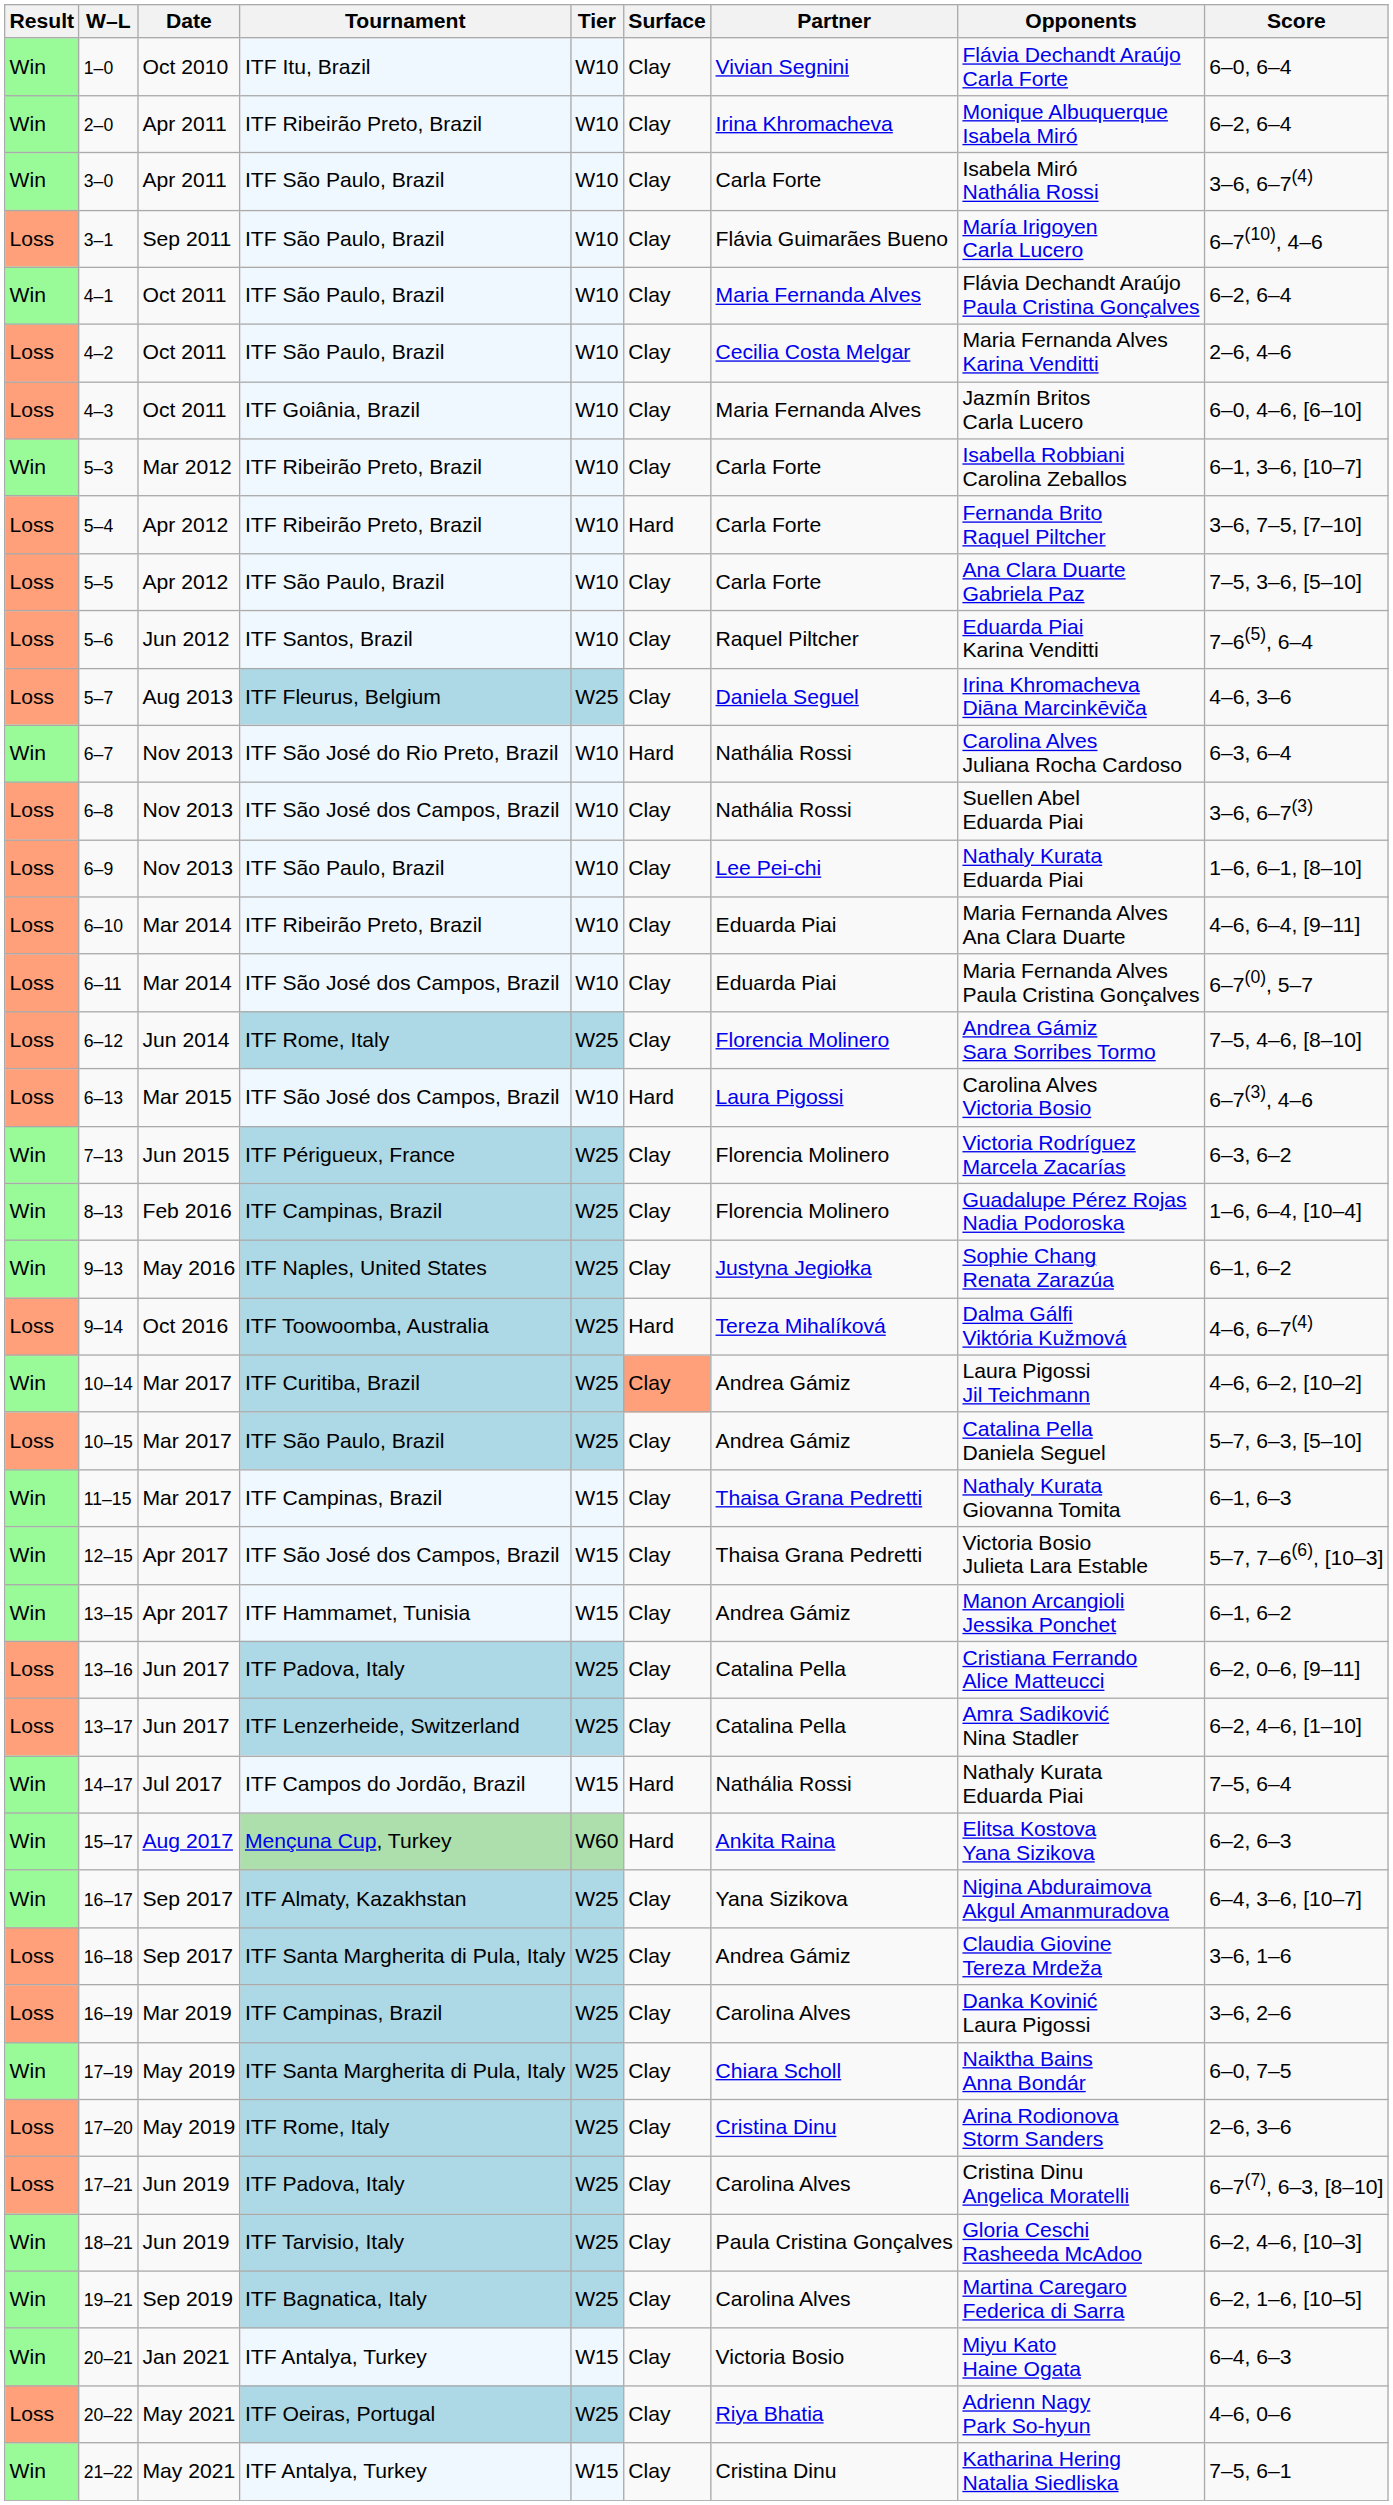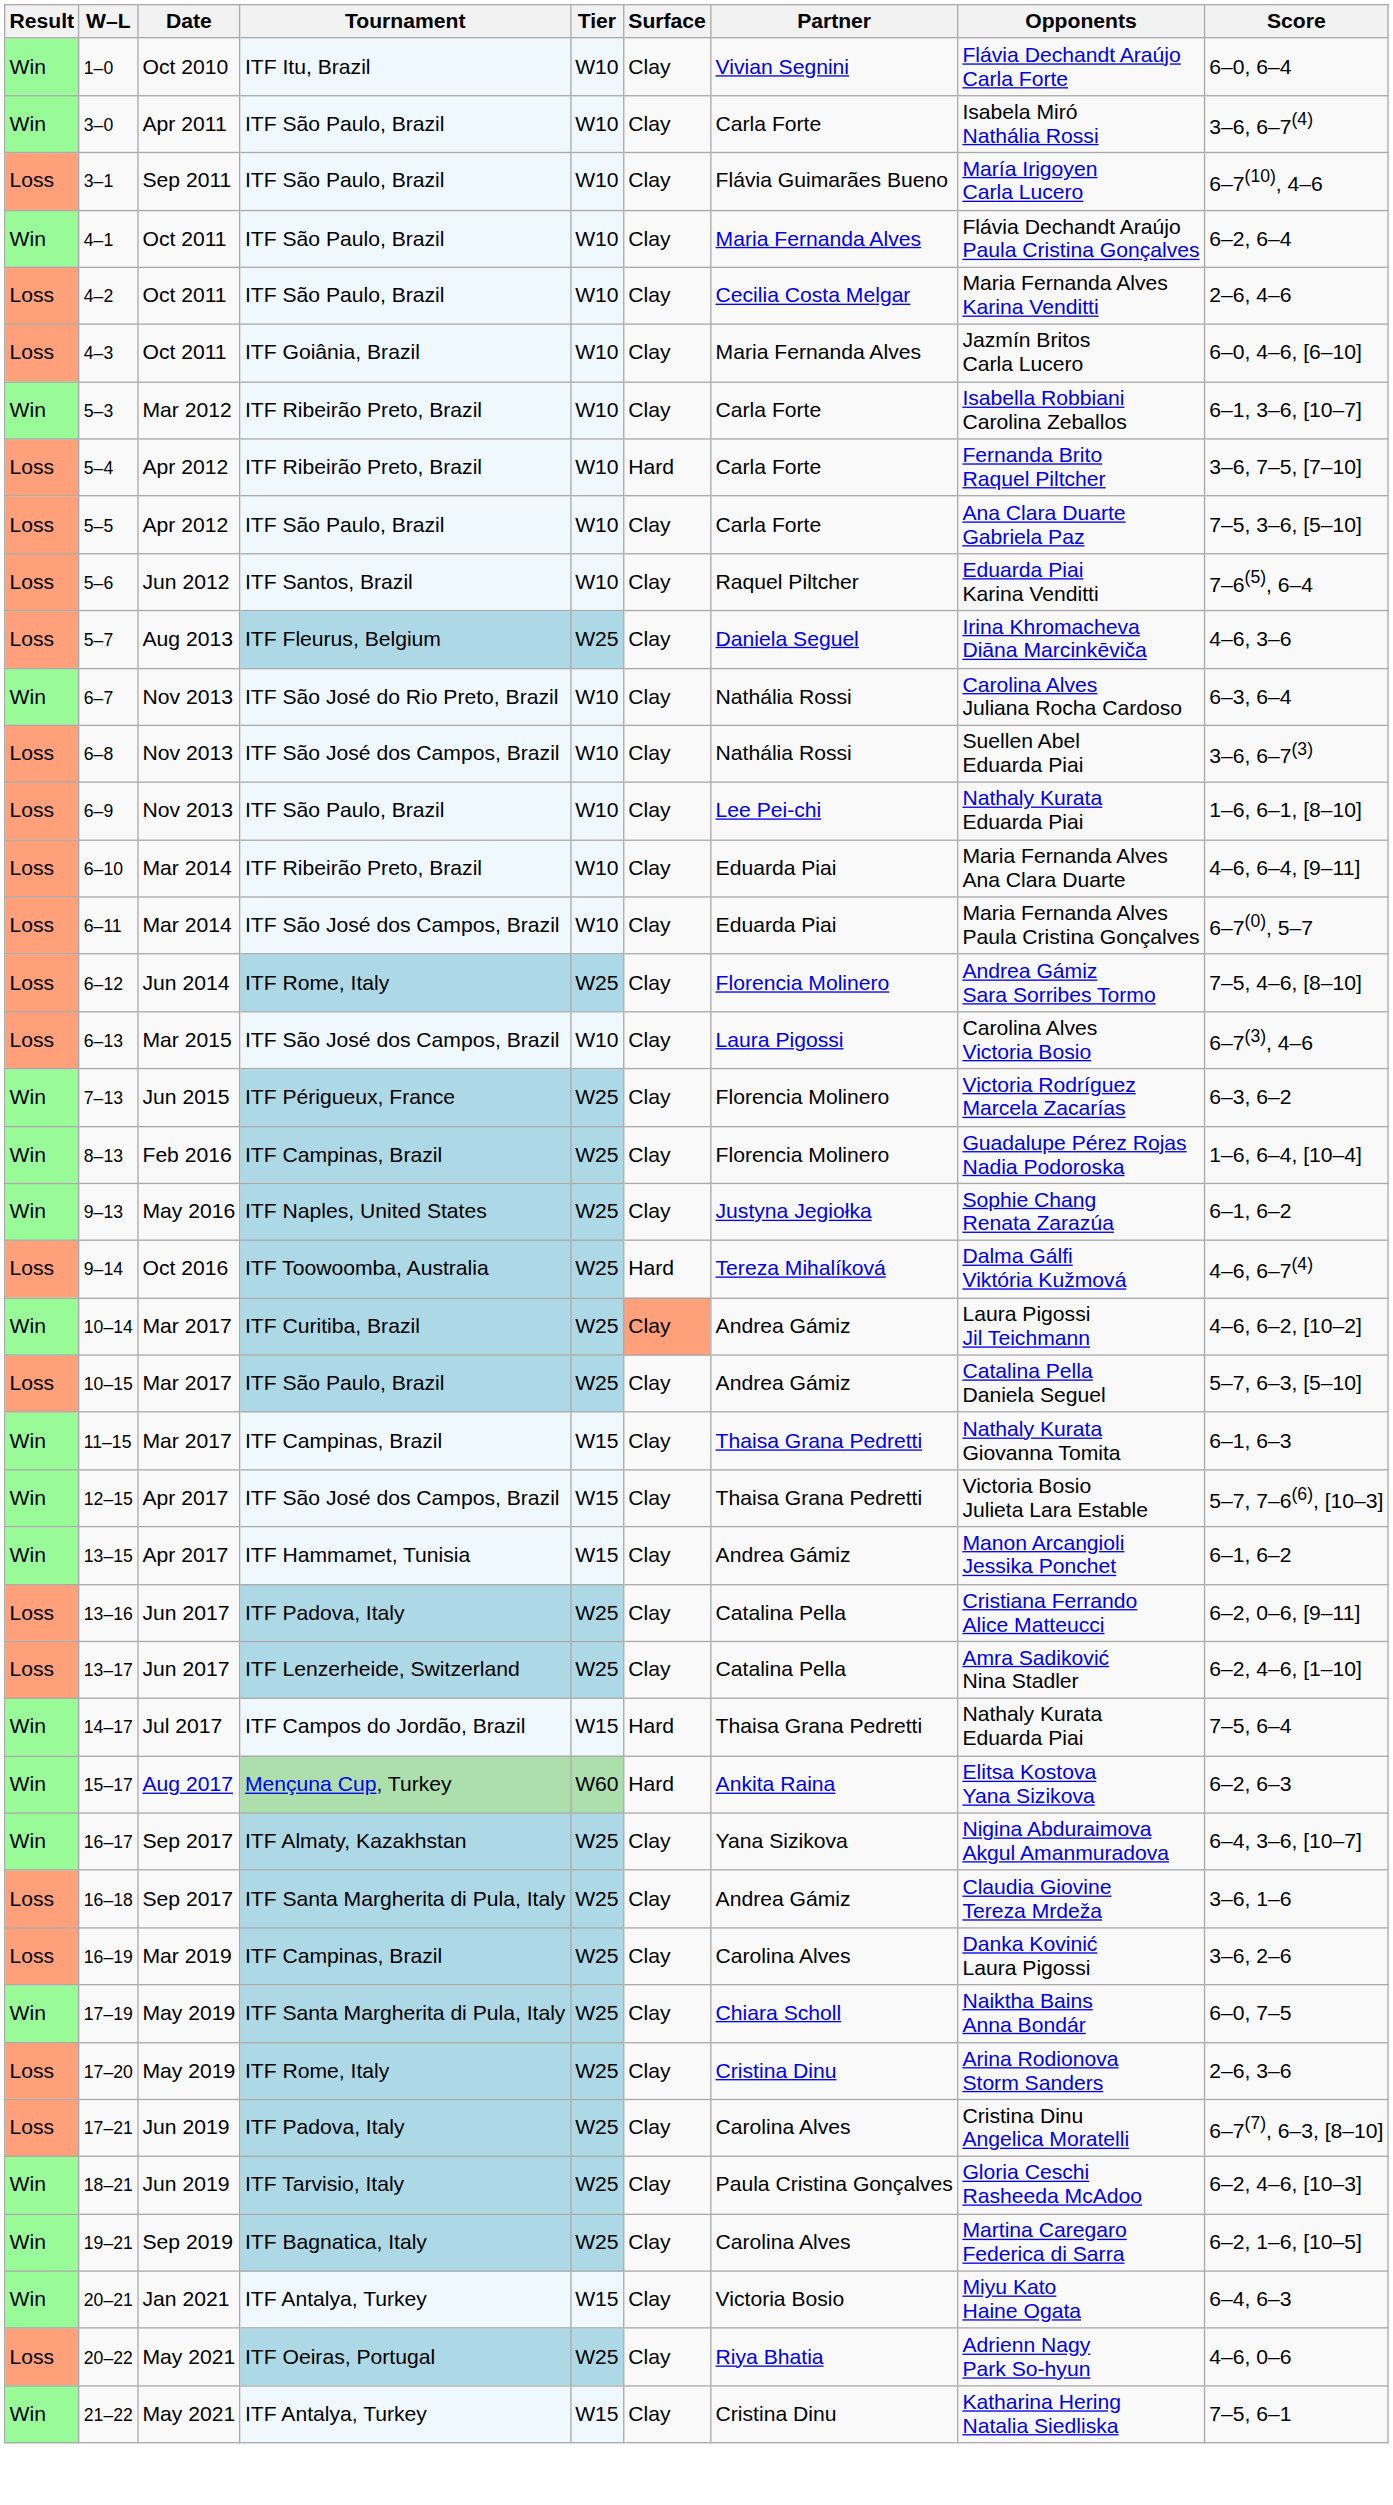- row: (99, 125)
(651, 753) Hard -> (649, 696) Clay
(651, 1097) Hard -> (649, 1039) Clay
(784, 1784) Nathália Rossi -> (819, 1727) Thaisa Grana Pedretti
